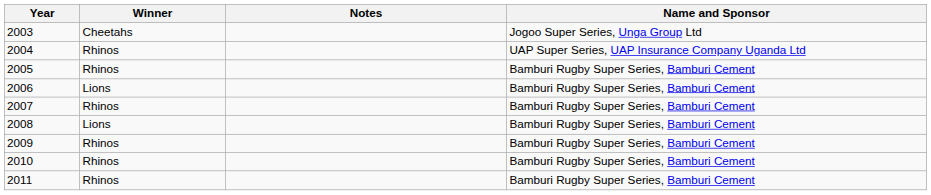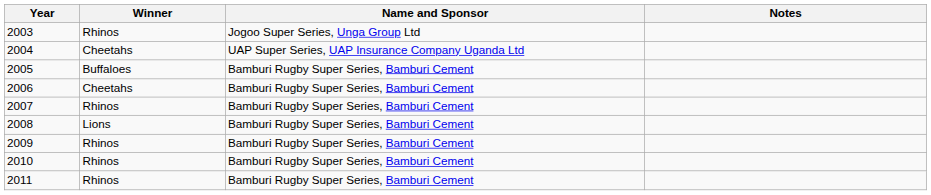columns swapped: (717, 13) <-> (366, 13)
(108, 32) Cheetahs -> (101, 32) Rhinos
(101, 50) Rhinos -> (108, 50) Cheetahs
(101, 69) Rhinos -> (107, 69) Buffaloes
(97, 87) Lions -> (108, 87) Cheetahs
